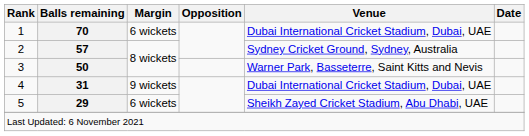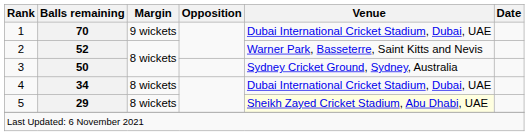(153, 31) 6 wickets -> (153, 31) 9 wickets
(82, 49) 57 -> (82, 49) 52
(352, 49) Sydney Cricket Ground, Sydney, Australia -> (365, 49) Warner Park, Basseterre, Saint Kitts and Nevis
(365, 67) Warner Park, Basseterre, Saint Kitts and Nevis -> (352, 67) Sydney Cricket Ground, Sydney, Australia
(82, 85) 31 -> (82, 85) 34
(153, 85) 9 wickets -> (153, 85) 8 wickets
(153, 103) 6 wickets -> (153, 103) 8 wickets
(368, 103) no background -> (368, 103) lightyellow background
